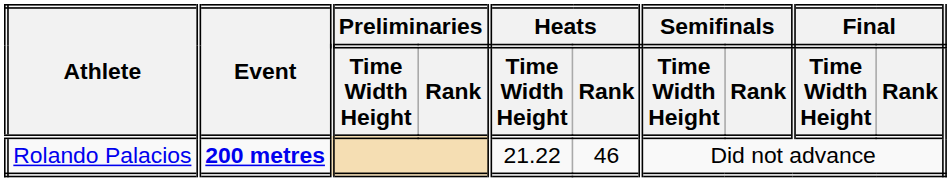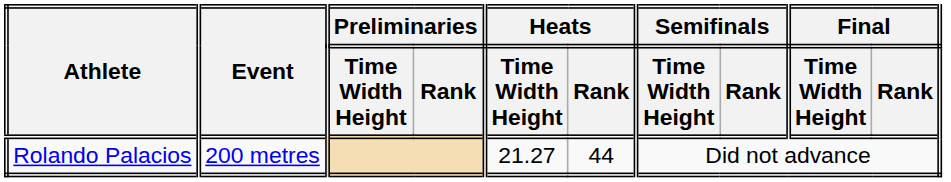(265, 156) bold -> (263, 156) normal
(532, 156) 21.22 -> (527, 156) 21.27
(606, 156) 46 -> (601, 156) 44
